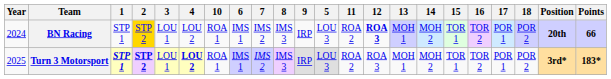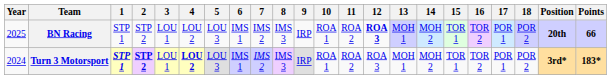columns swapped: (327, 12) <-> (217, 12)
(16, 33) 2024 -> (16, 33) 2025
(144, 33) gold background -> (144, 33) no background
(16, 60) 2025 -> (16, 60) 2024
